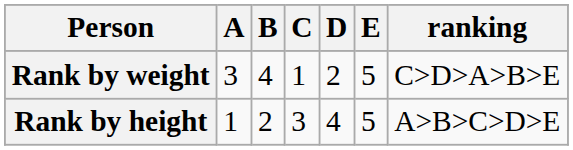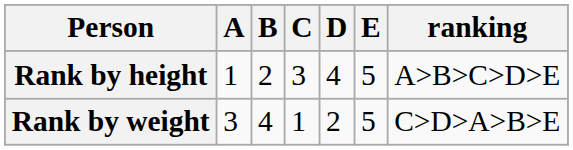rows swapped: (111, 121) <-> (111, 74)
